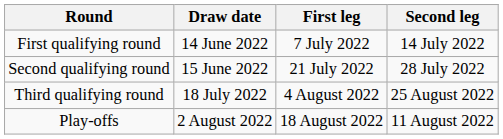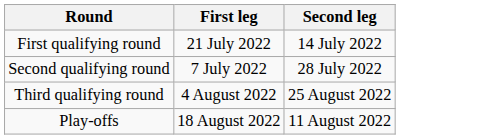- column: (225, 17)
(332, 43) 7 July 2022 -> (229, 43) 21 July 2022
(332, 69) 21 July 2022 -> (229, 69) 7 July 2022
